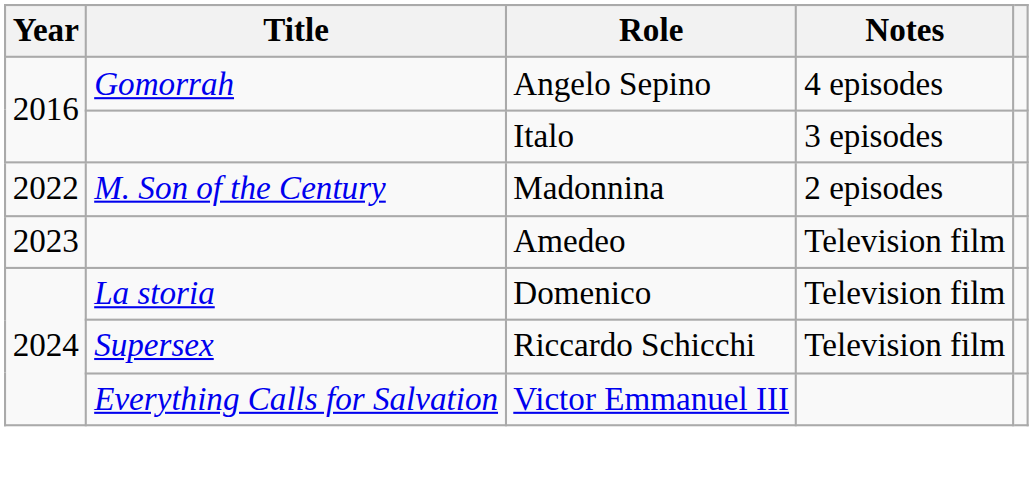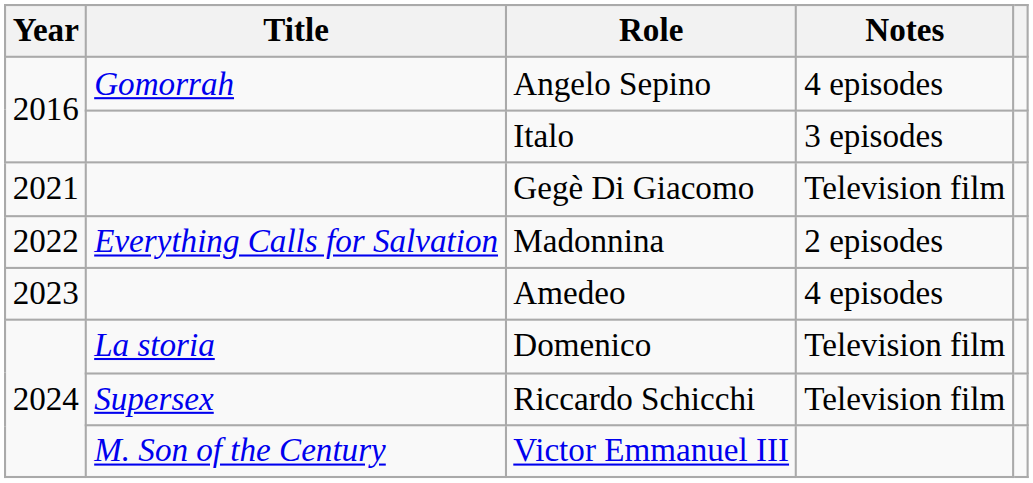+ row: (634, 188)
(240, 188) M. Son of the Century -> (296, 240) Everything Calls for Salvation
(905, 240) Television film -> (874, 293) 4 episodes
(296, 398) Everything Calls for Salvation -> (240, 450) M. Son of the Century
